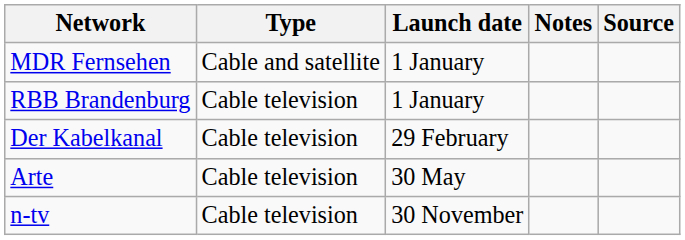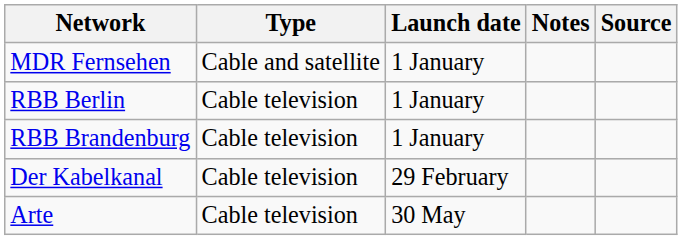+ row: (68, 100)
- row: (30, 215)
